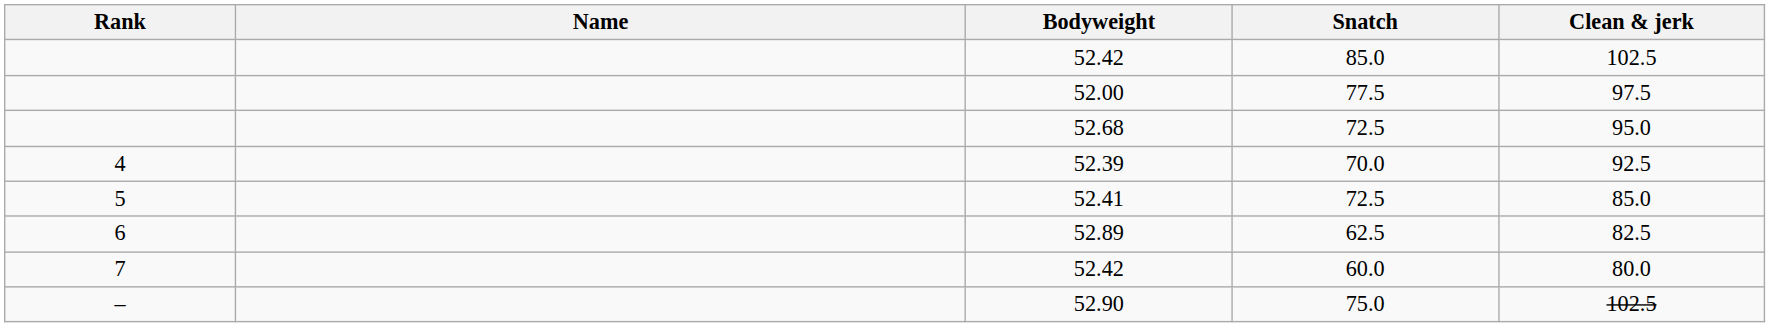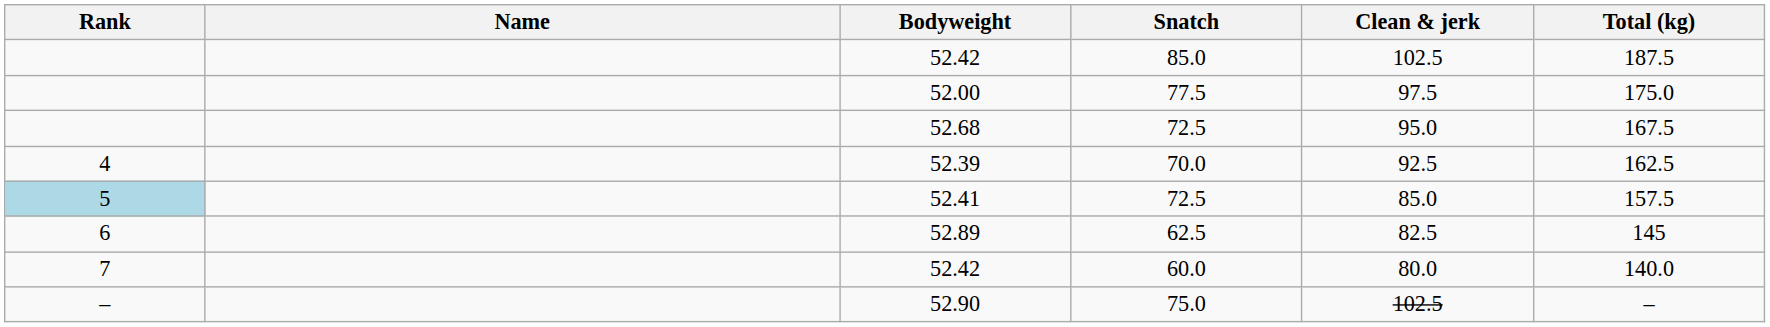+ column: (1649, 22)
(120, 198) no background -> (105, 198) lightblue background
